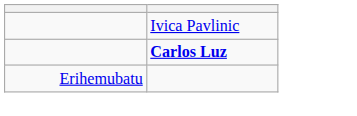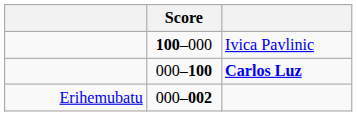+ column: (184, 18)
